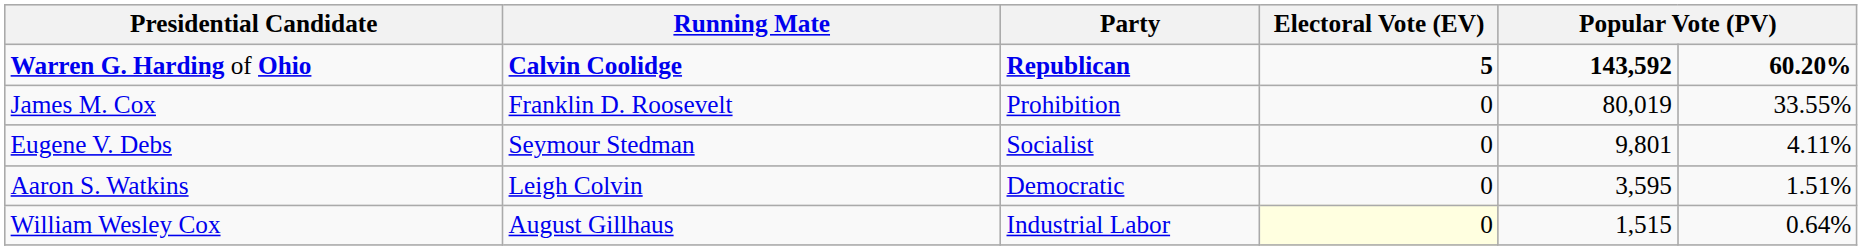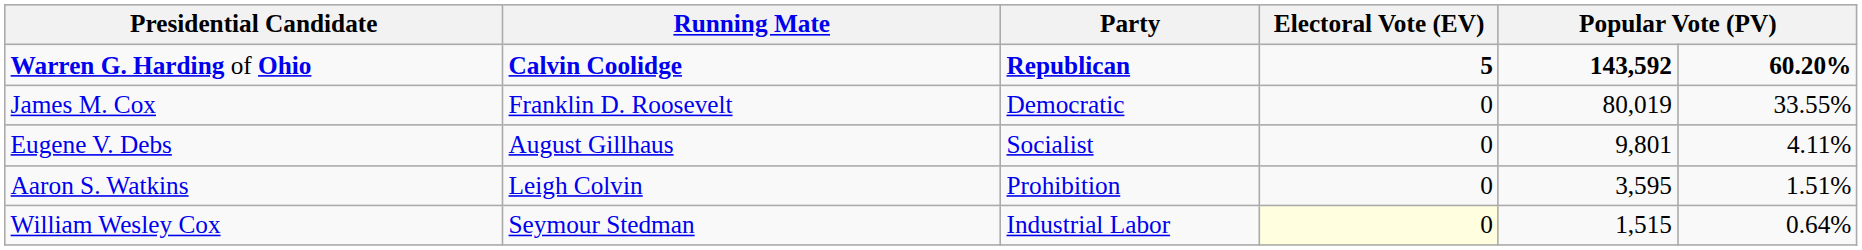(1063, 104) Prohibition -> (1065, 104) Democratic
(602, 144) Seymour Stedman -> (591, 144) August Gillhaus
(1065, 184) Democratic -> (1063, 184) Prohibition
(591, 225) August Gillhaus -> (602, 225) Seymour Stedman
